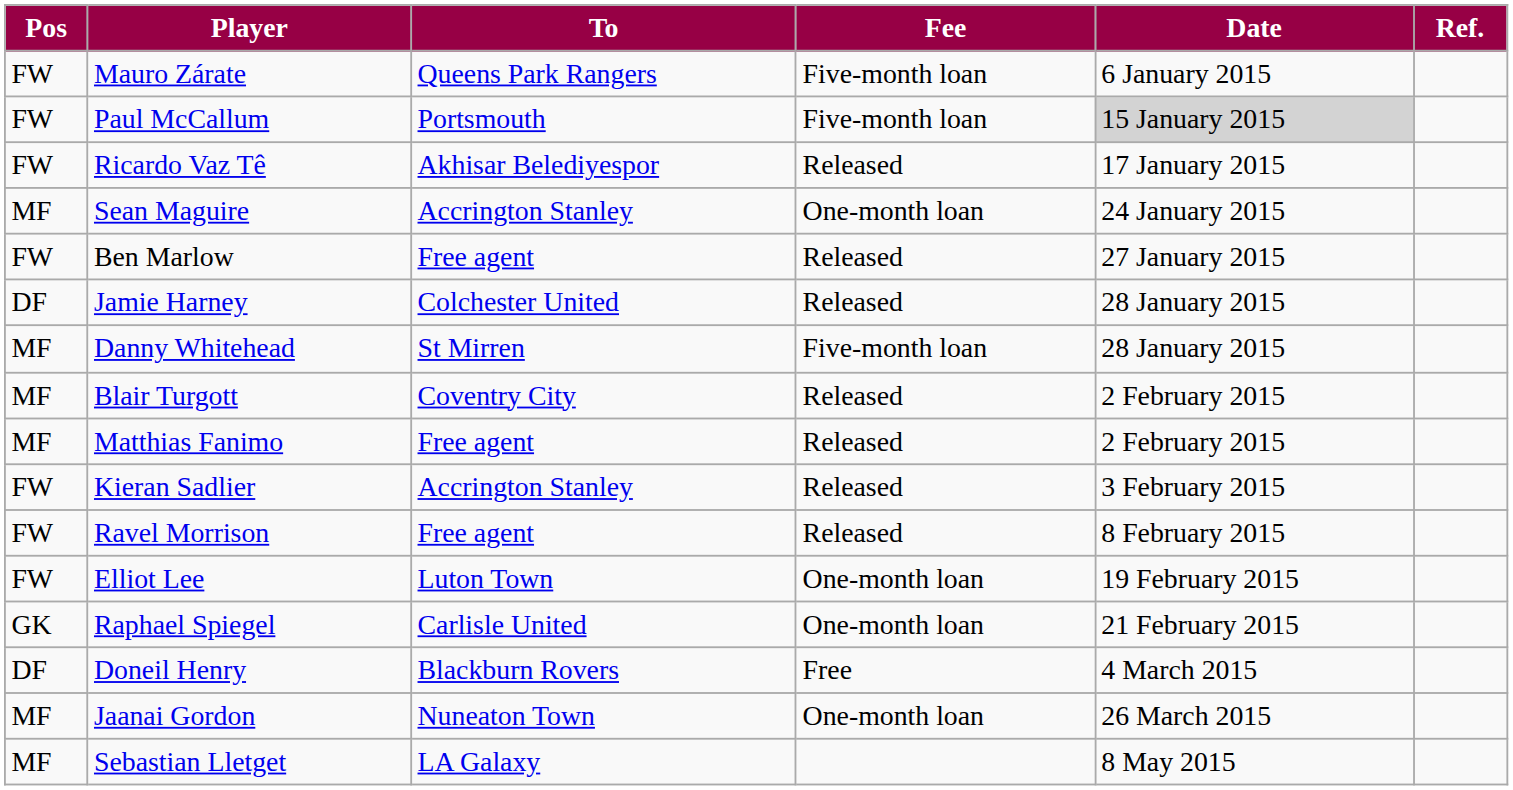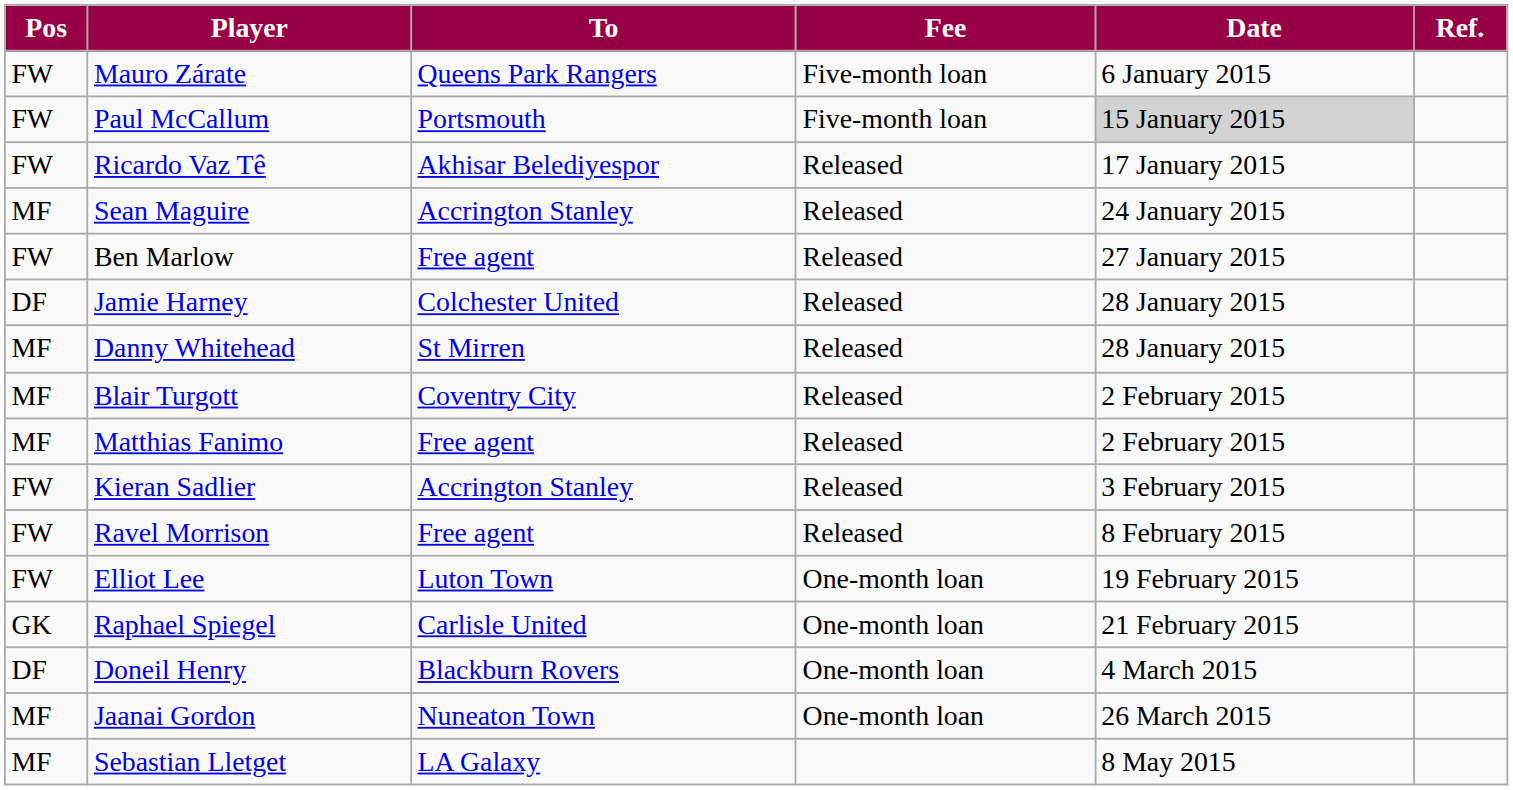(893, 211) One-month loan -> (853, 211) Released
(895, 348) Five-month loan -> (853, 348) Released
(827, 669) Free -> (893, 669) One-month loan
